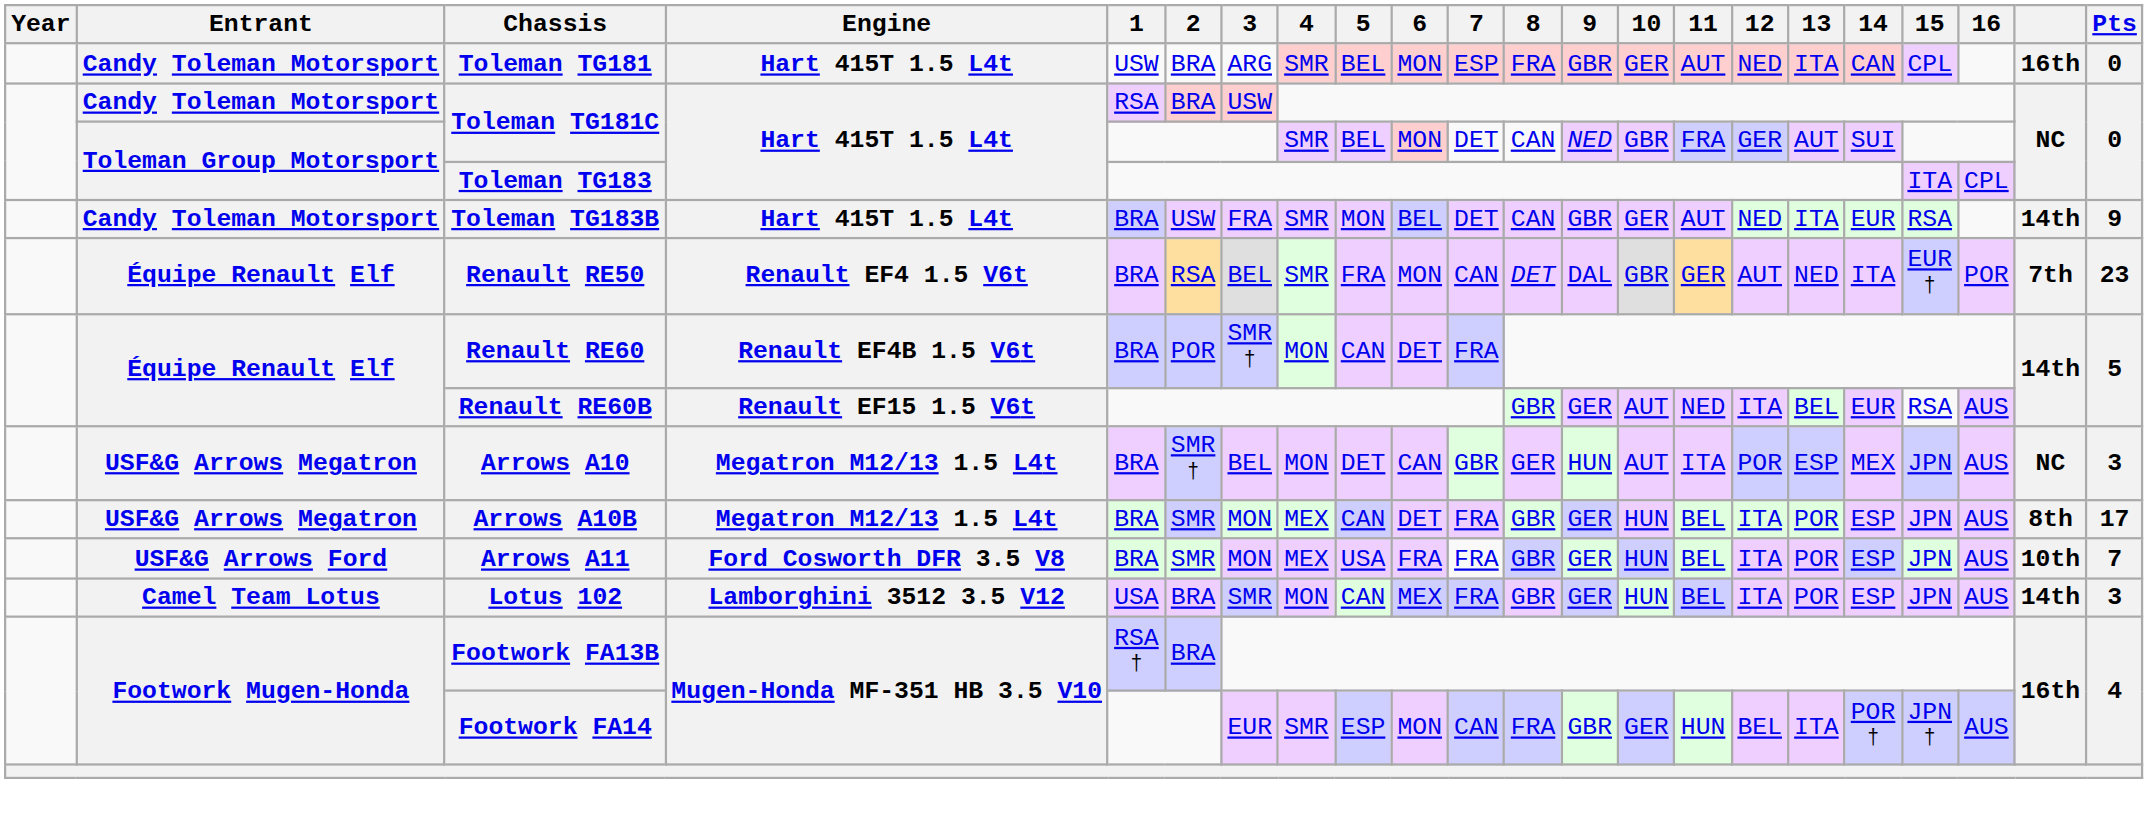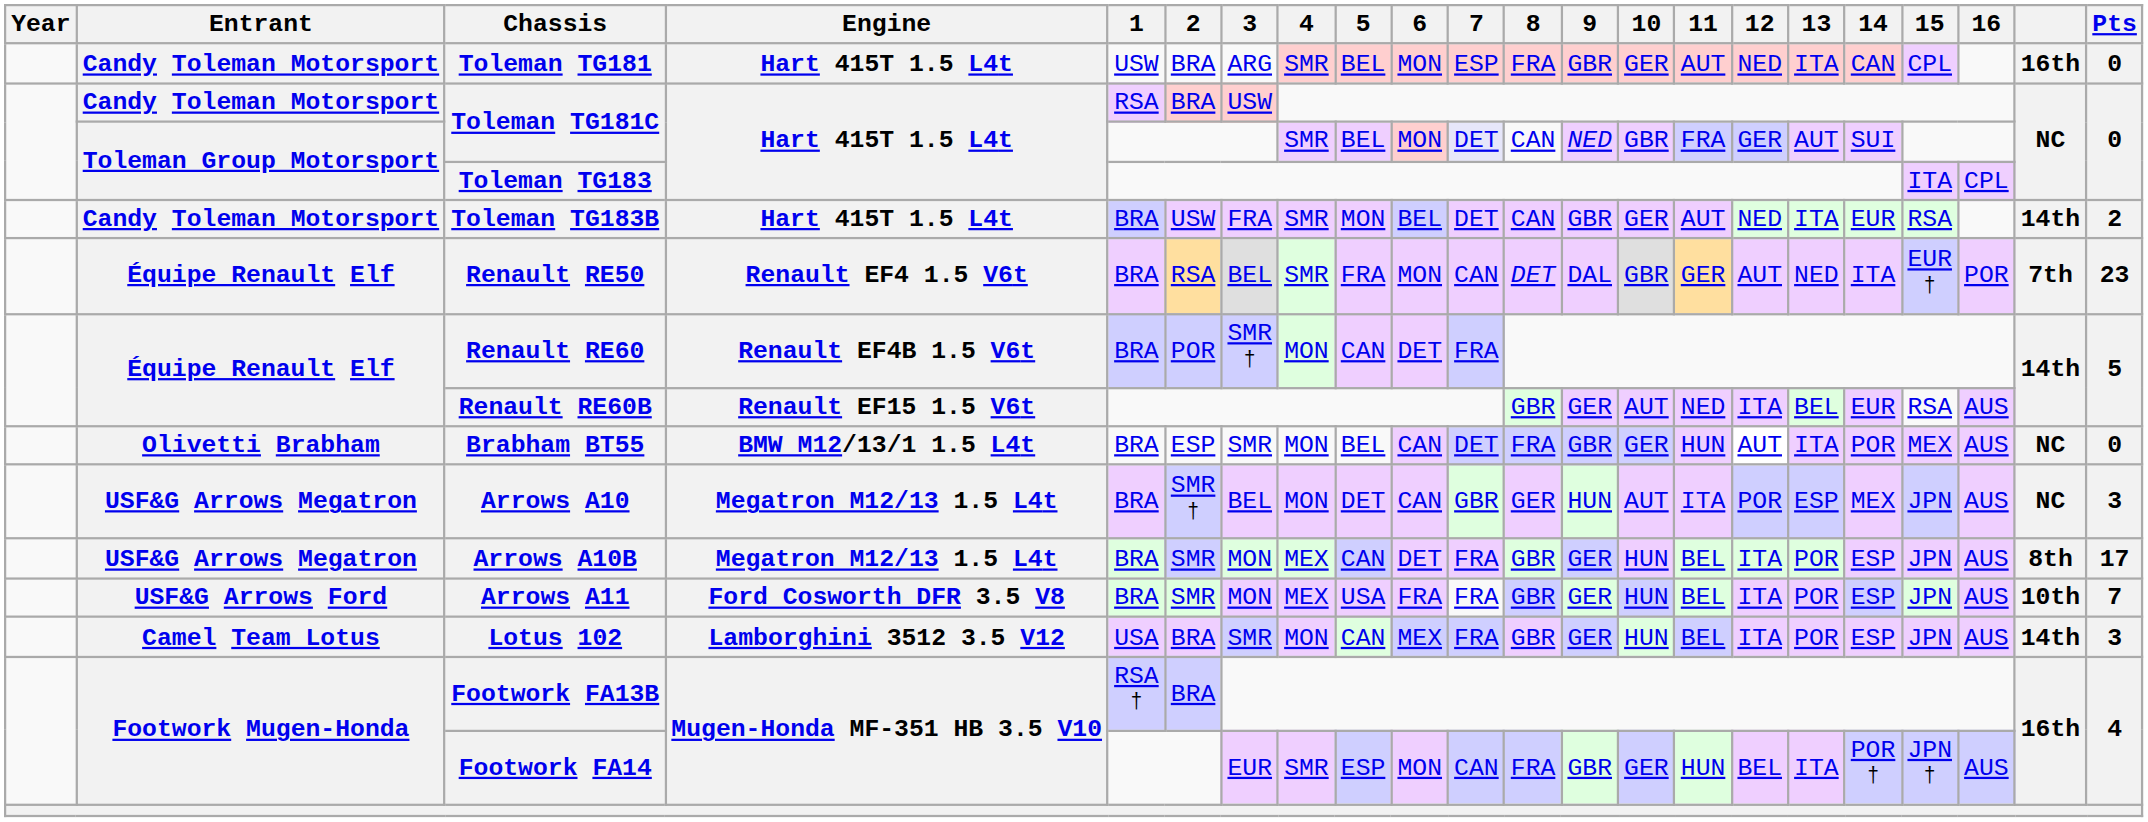(1476, 142) no background -> (1476, 142) lavender background
(2115, 220) 9 -> (2115, 220) 2
+ row: (261, 446)
